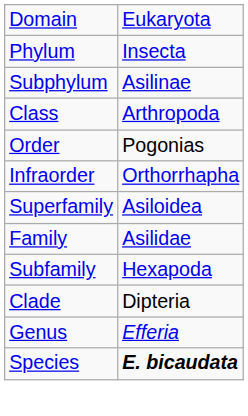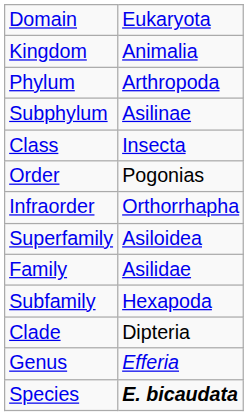+ row: (48, 51)
(154, 51) Insecta -> (171, 82) Arthropoda
(171, 113) Arthropoda -> (154, 144) Insecta
